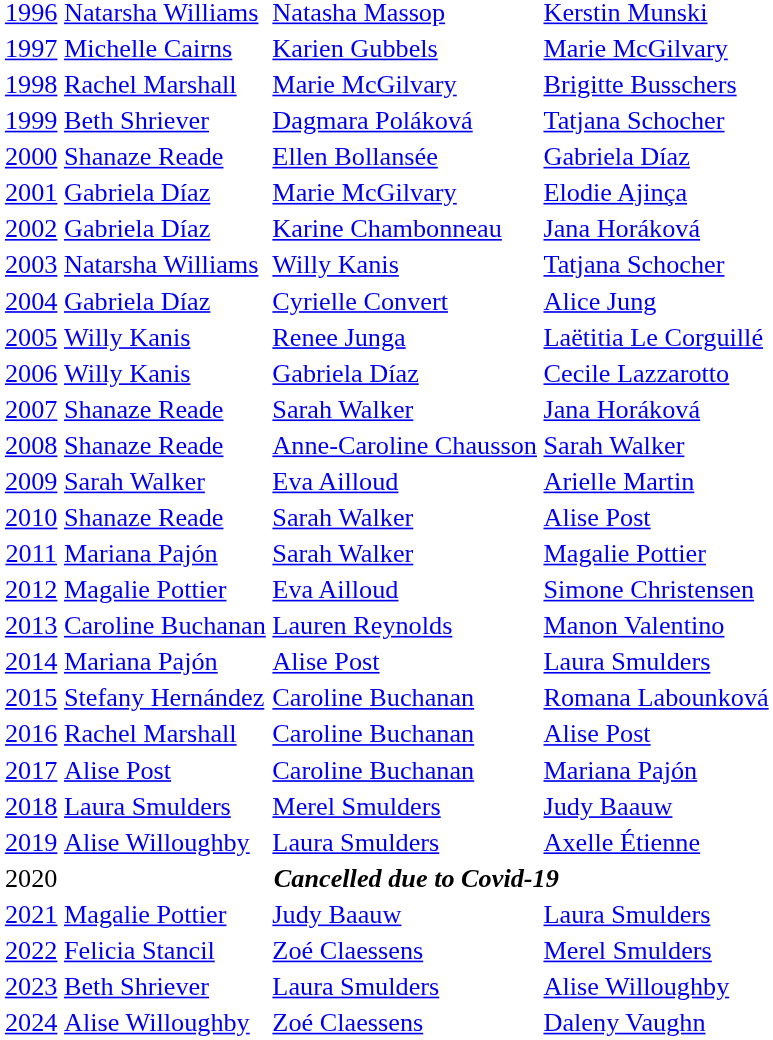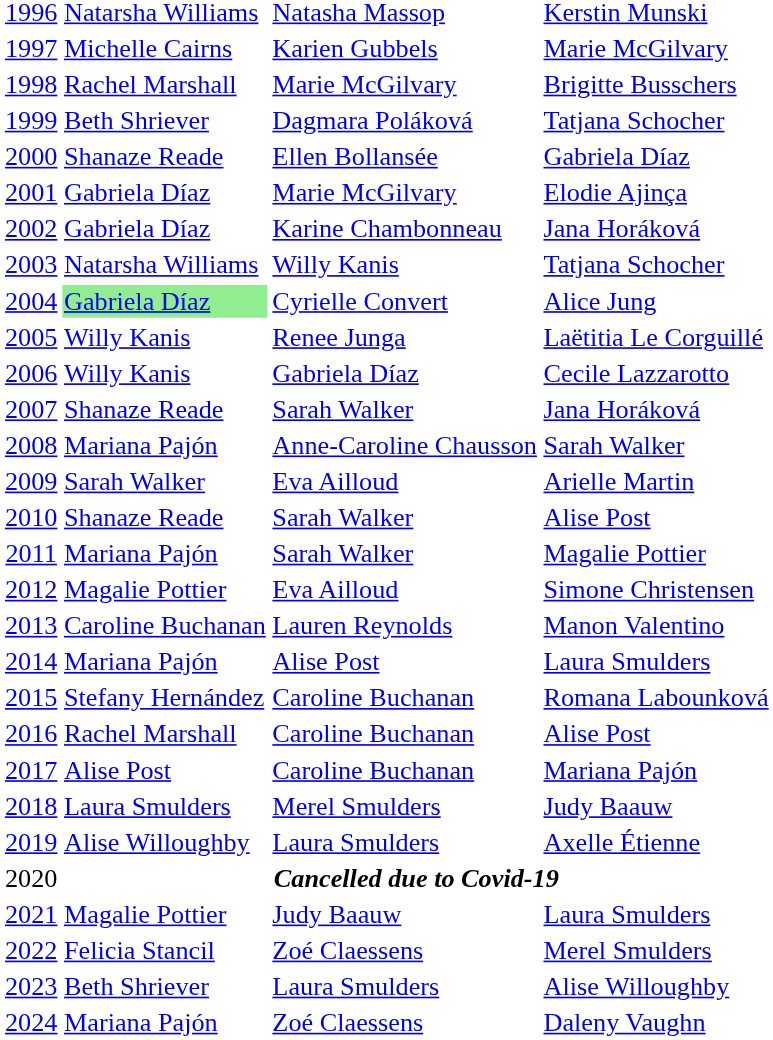(137, 300) no background -> (137, 300) lightgreen background
(144, 445) Shanaze Reade -> (141, 445) Mariana Pajón
(157, 1022) Alise Willoughby -> (141, 1022) Mariana Pajón
